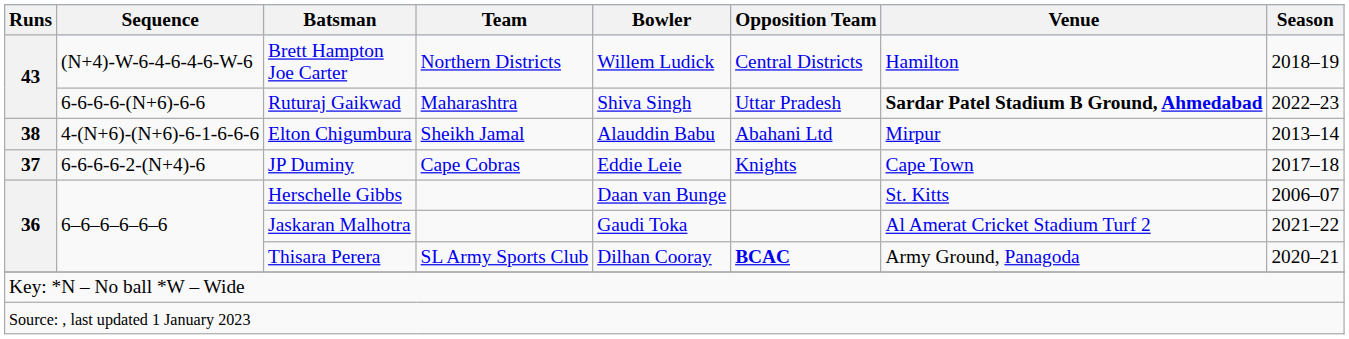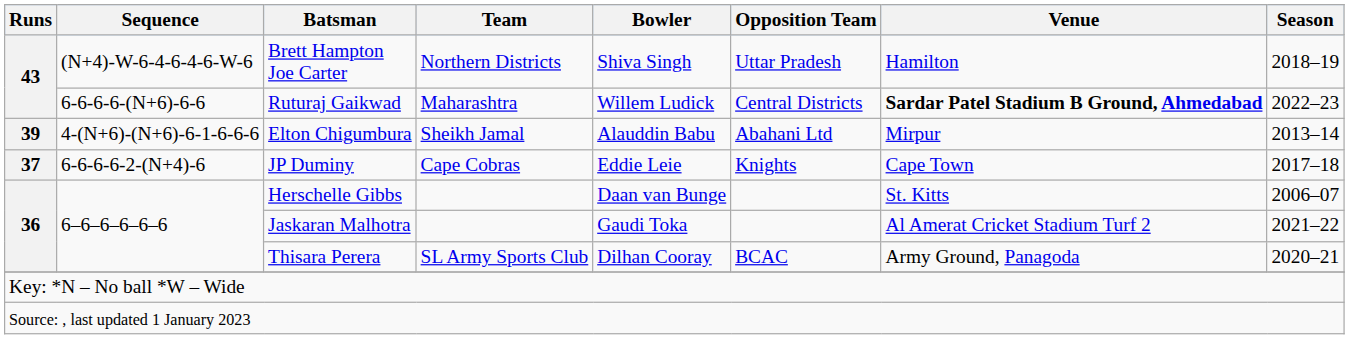(656, 61) Willem Ludick -> (644, 61) Shiva Singh
(799, 61) Central Districts -> (788, 61) Uttar Pradesh
(644, 103) Shiva Singh -> (656, 103) Willem Ludick
(788, 103) Uttar Pradesh -> (799, 103) Central Districts
(31, 133) 38 -> (31, 133) 39
(763, 256) bold -> (762, 256) normal
